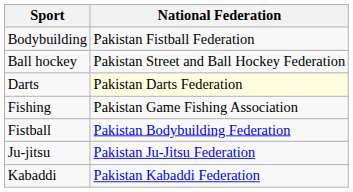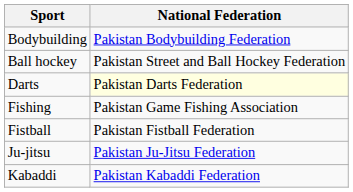(174, 38) Pakistan Fistball Federation -> (192, 38) Pakistan Bodybuilding Federation
(192, 130) Pakistan Bodybuilding Federation -> (174, 130) Pakistan Fistball Federation
